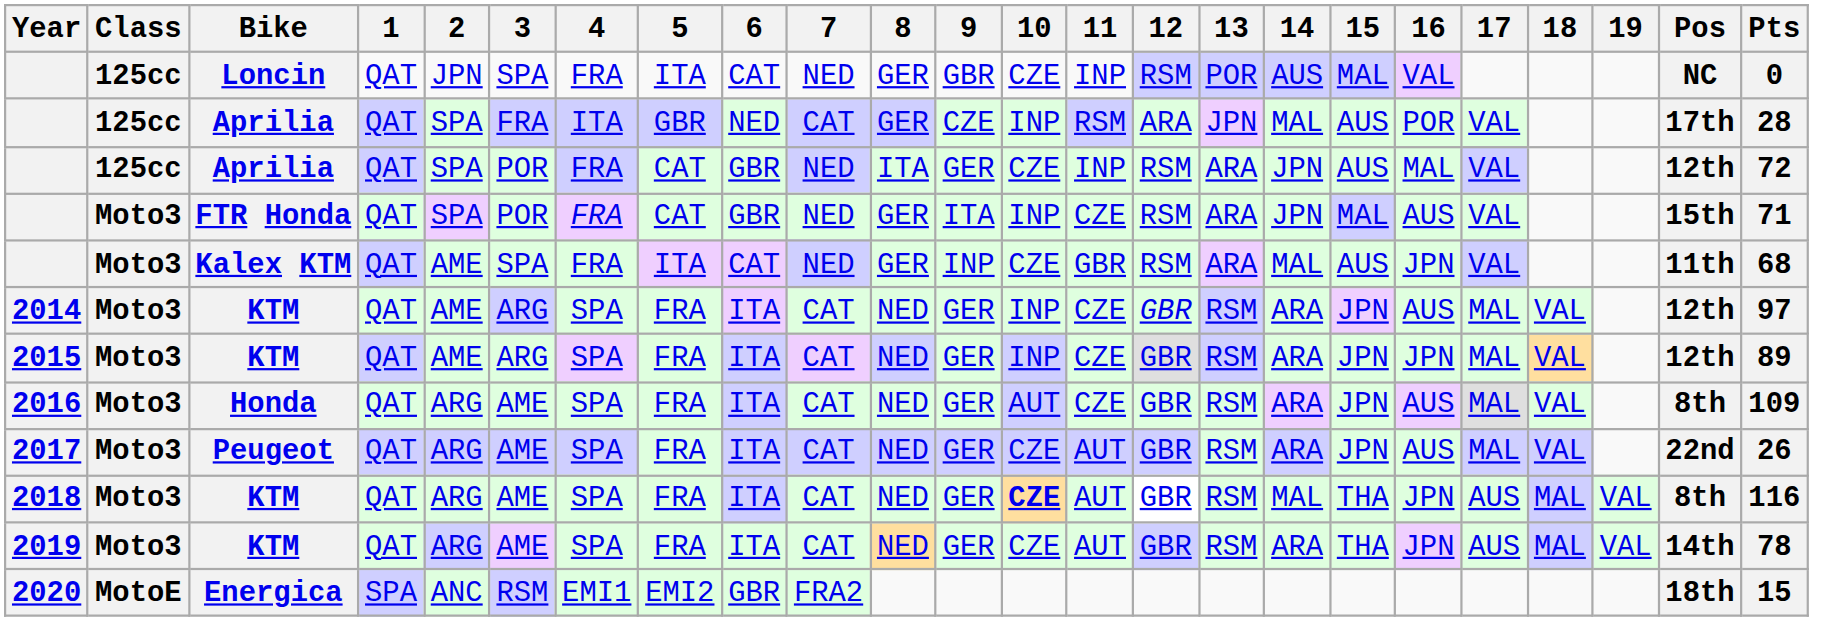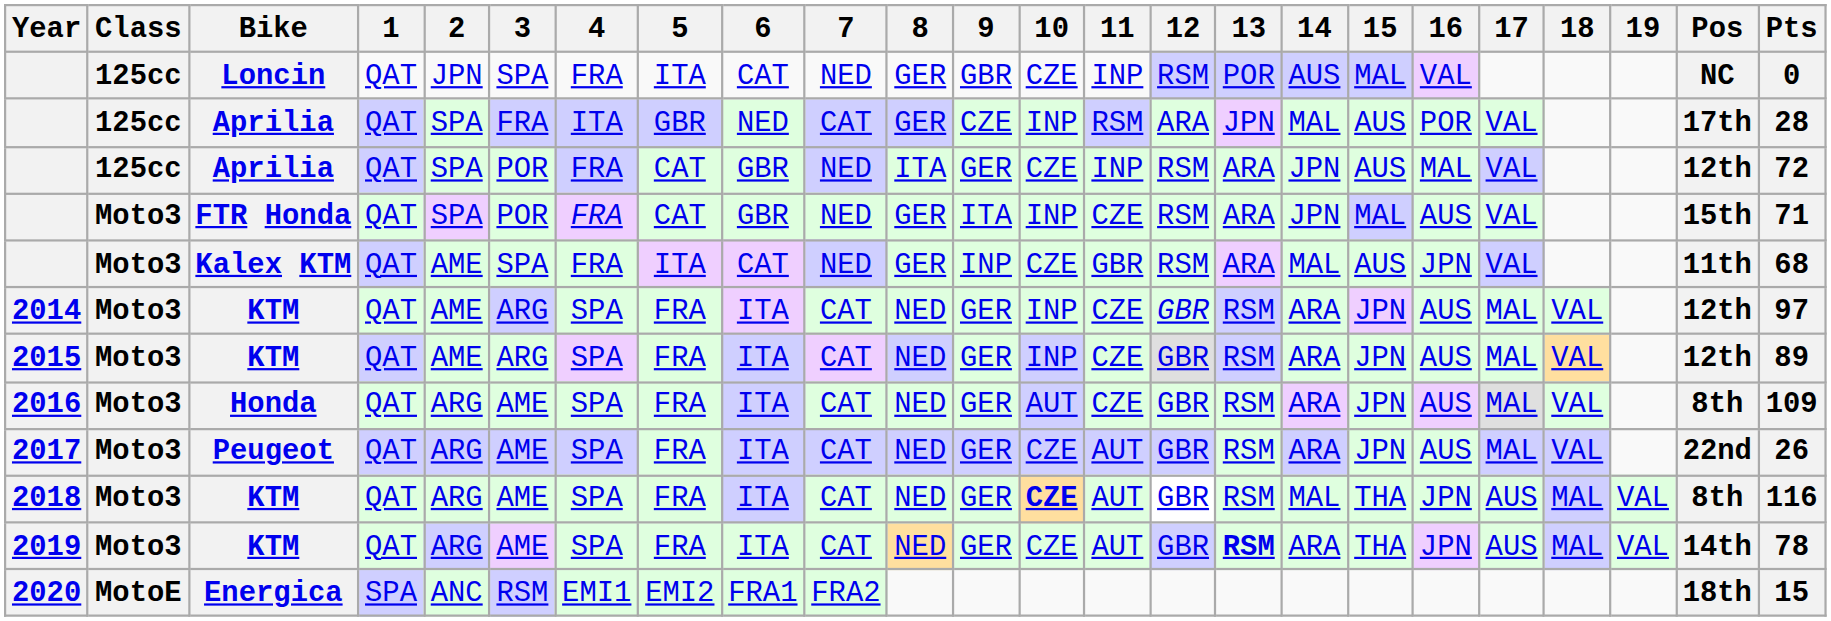(1429, 358) JPN -> (1446, 358) AUS
(1231, 546) normal -> (1249, 546) bold
(754, 593) GBR -> (763, 593) FRA1
